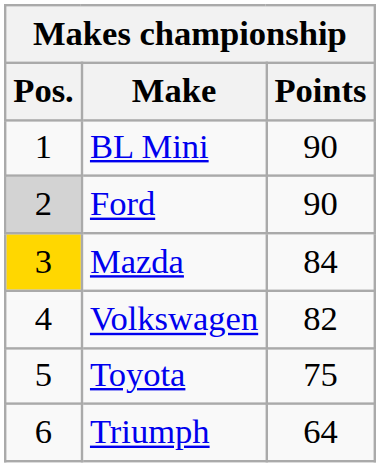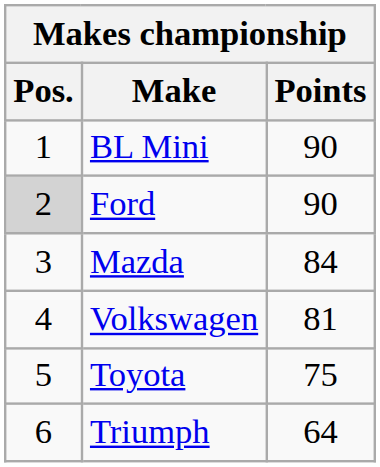(44, 261) gold background -> (44, 261) no background
(320, 318) 82 -> (320, 318) 81
